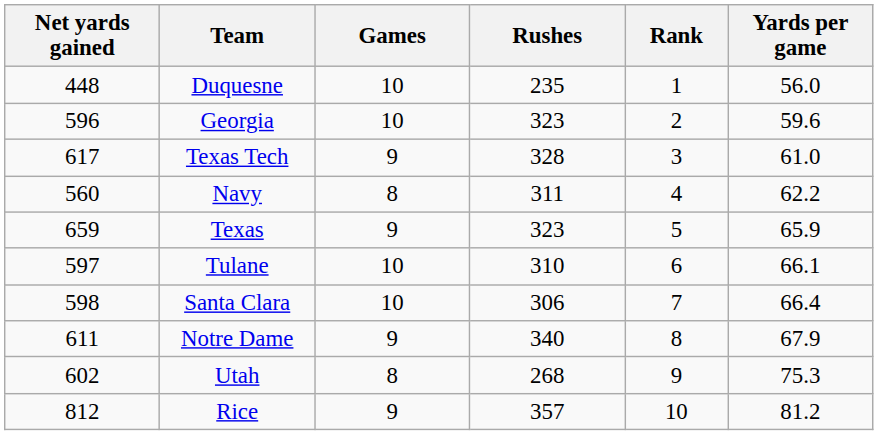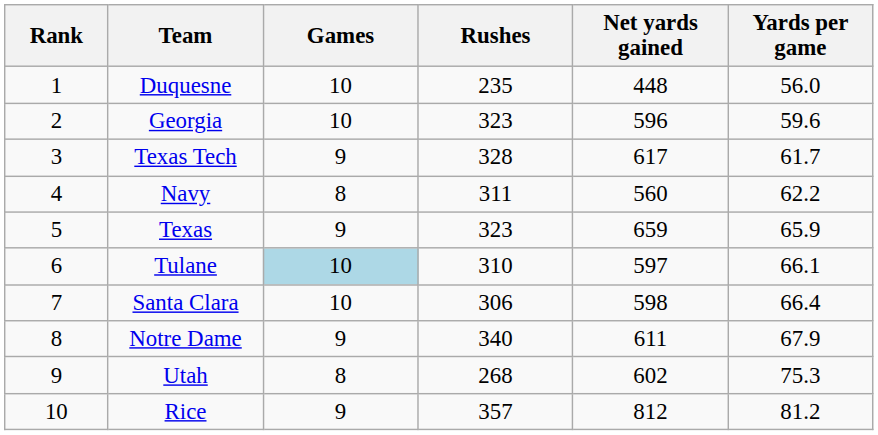columns swapped: (676, 35) <-> (82, 35)
(800, 157) 61.0 -> (800, 157) 61.7
(392, 266) no background -> (341, 266) lightblue background
